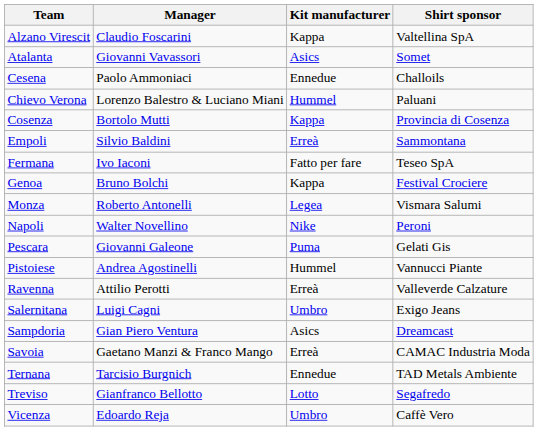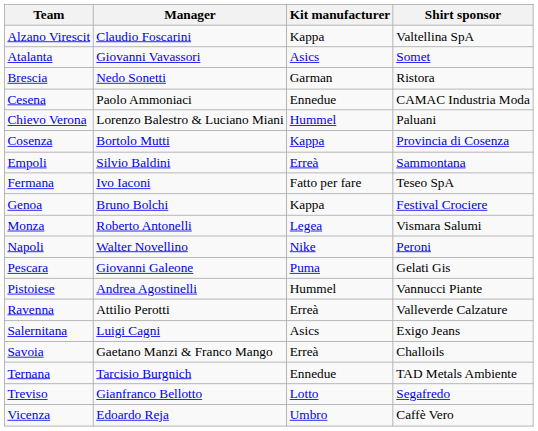+ row: (27, 78)
(420, 78) Challoils -> (463, 99) CAMAC Industria Moda
(309, 309) Umbro -> (304, 330) Asics
- row: (36, 330)
(463, 352) CAMAC Industria Moda -> (420, 352) Challoils
